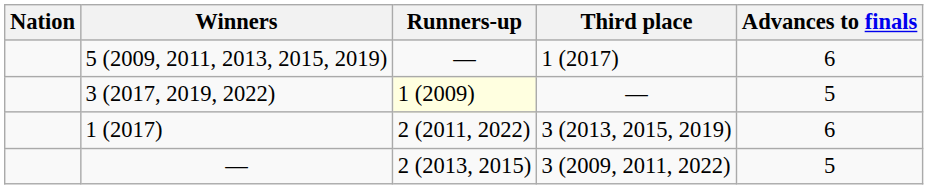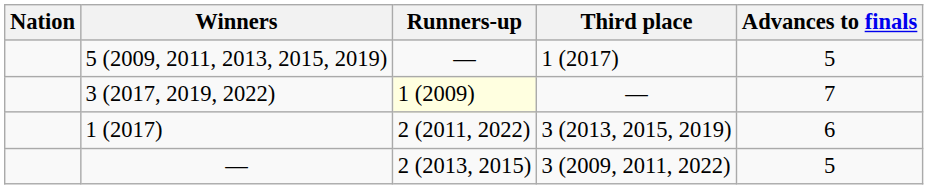(830, 58) 6 -> (830, 58) 5
(830, 93) 5 -> (830, 93) 7
